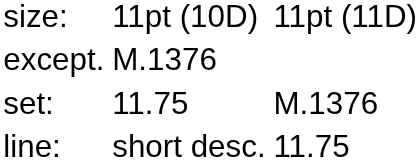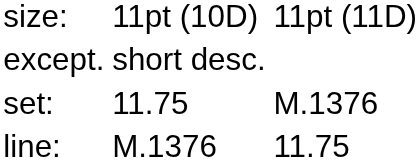(165, 60) M.1376 -> (189, 60) short desc.
(189, 146) short desc. -> (165, 146) M.1376
